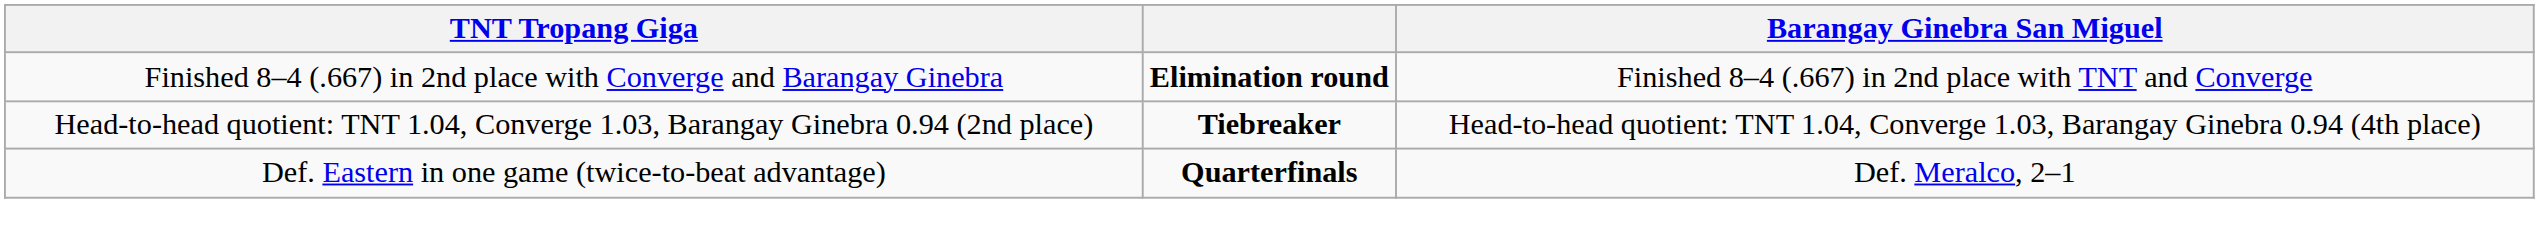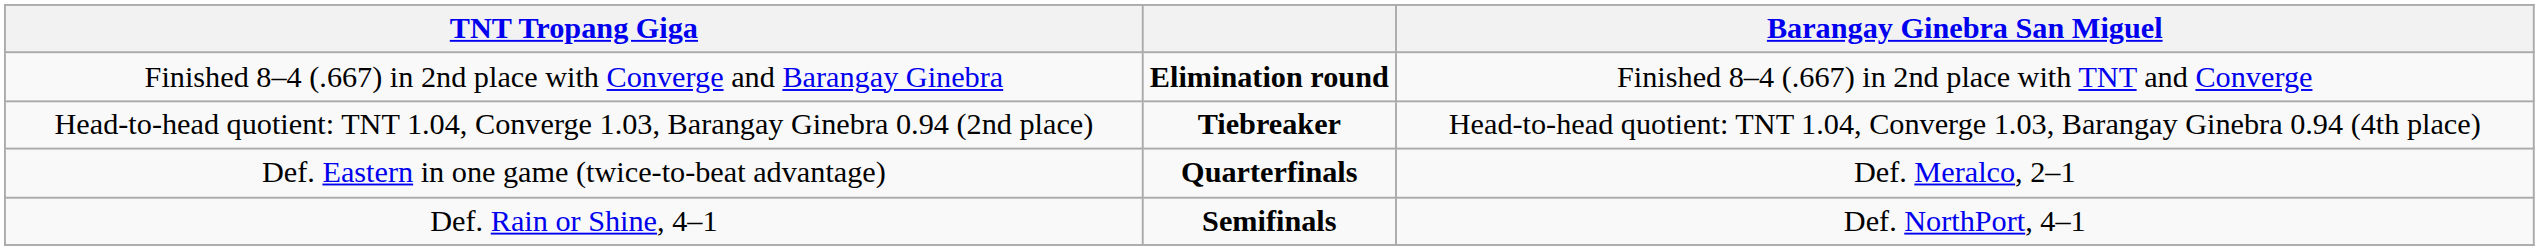+ row: (574, 220)
